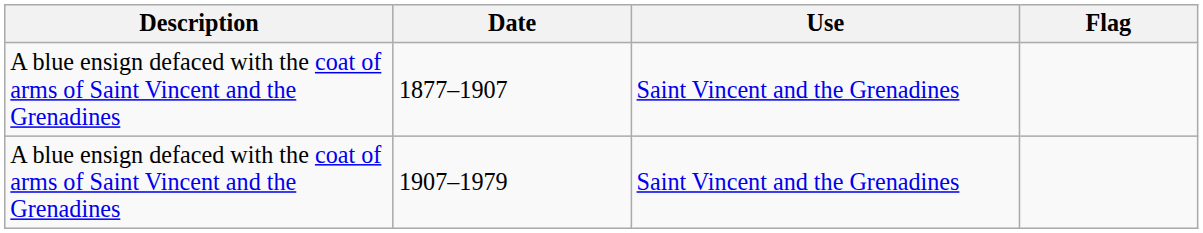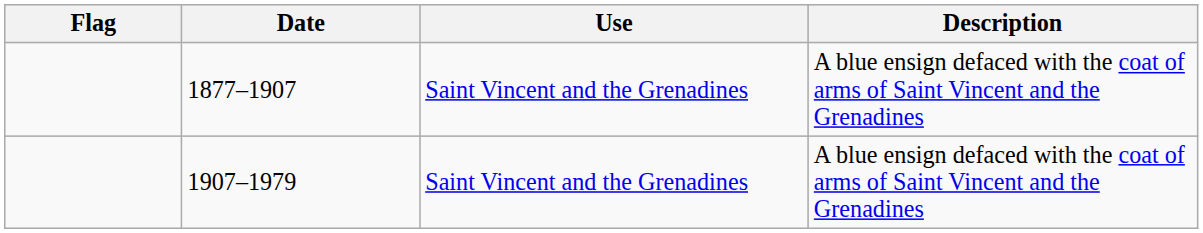columns swapped: (1108, 23) <-> (199, 23)
